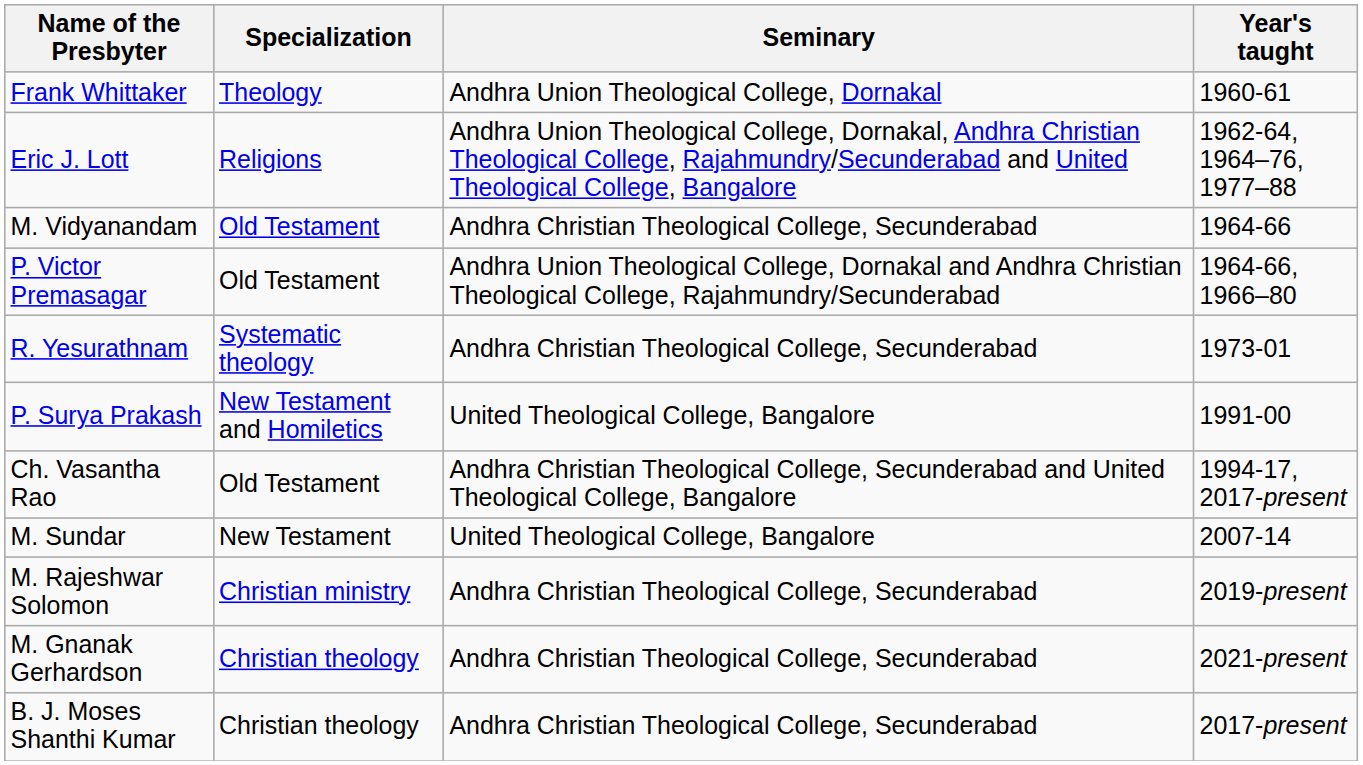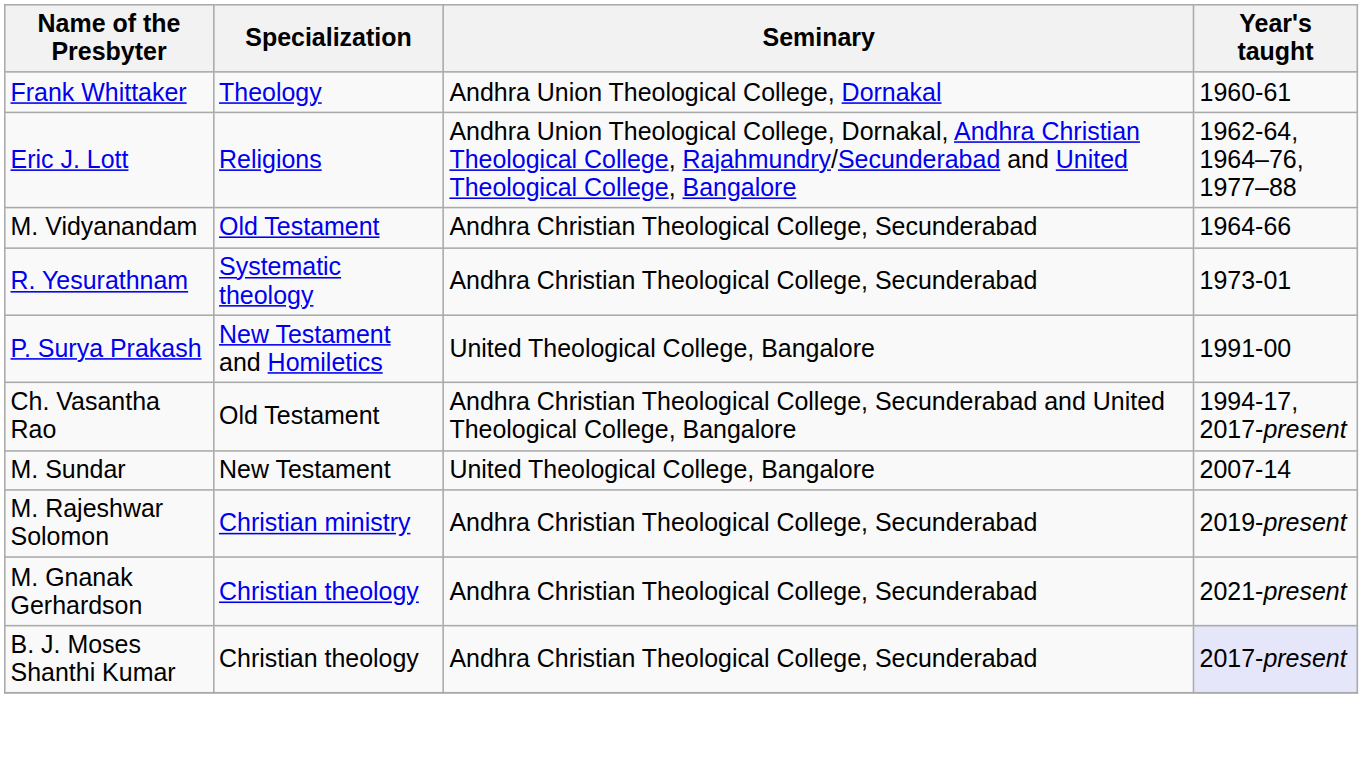- row: (79, 280)
(1273, 726) no background -> (1273, 658) lavender background
